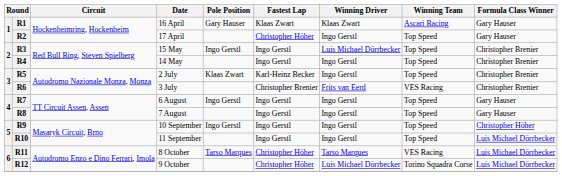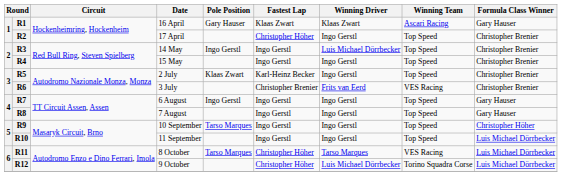(496, 36) Gary Hauser -> (507, 36) Christopher Brenier
(170, 49) 15 May -> (170, 49) 14 May
(170, 62) 14 May -> (170, 62) 15 May
(223, 126) Ingo Gerstl -> (229, 126) Tarso Marques
